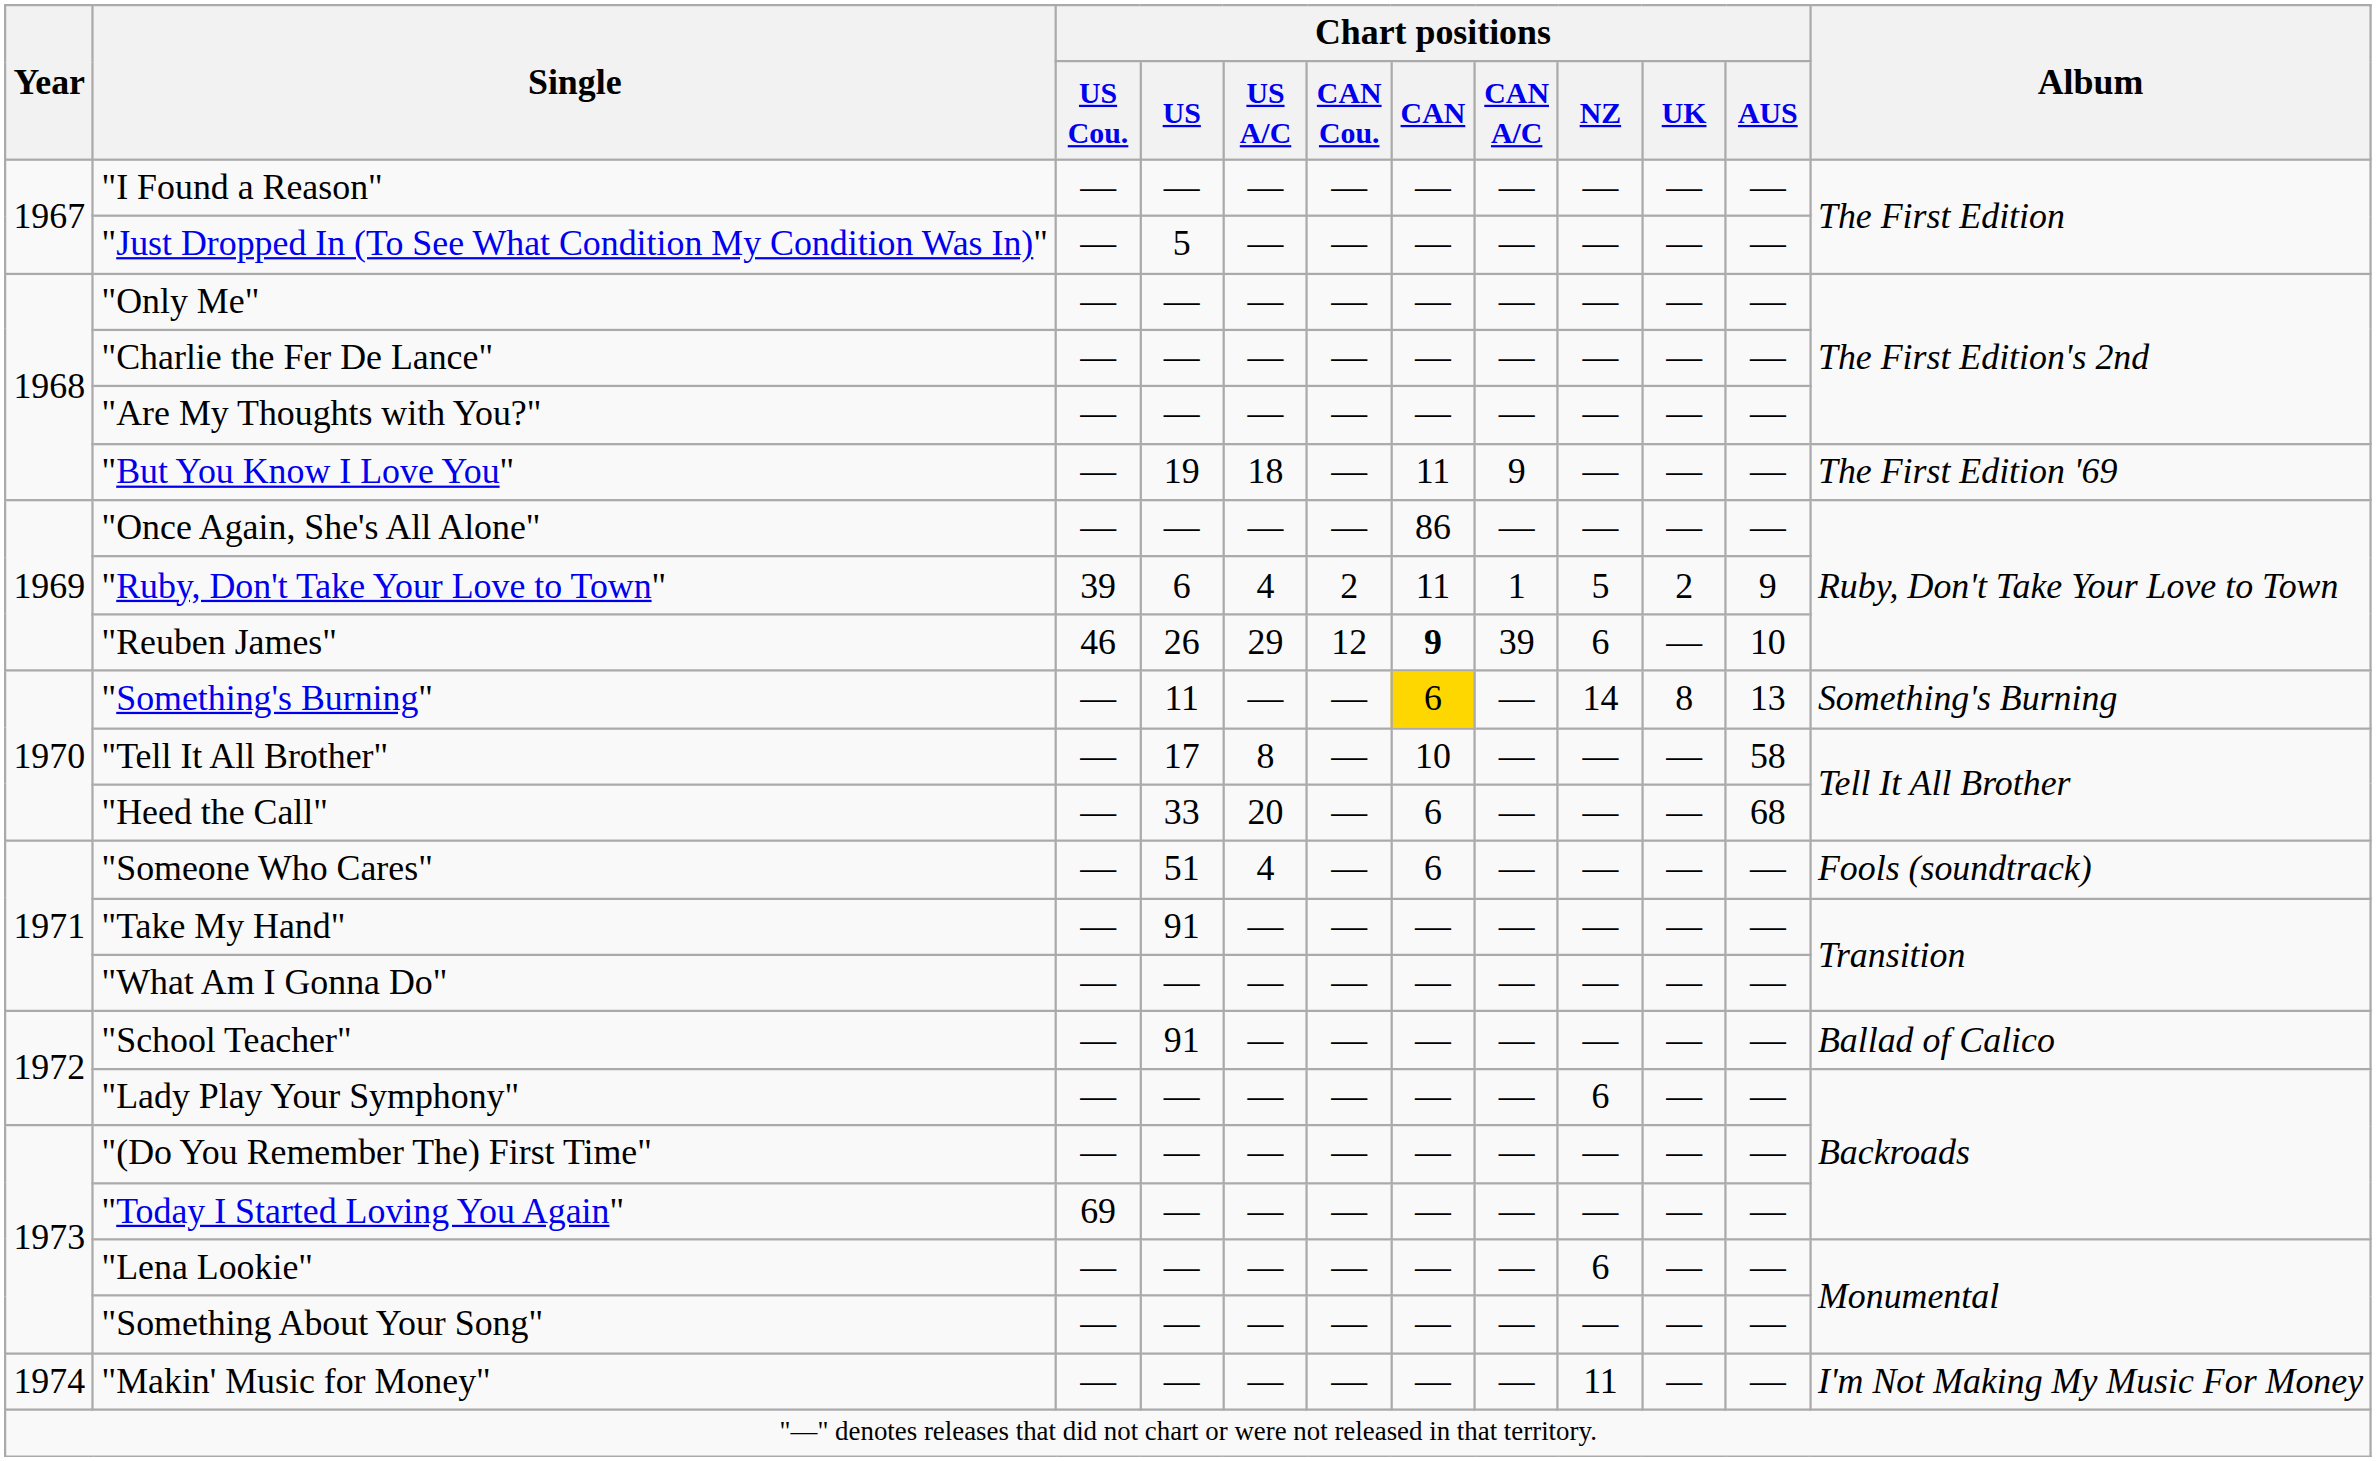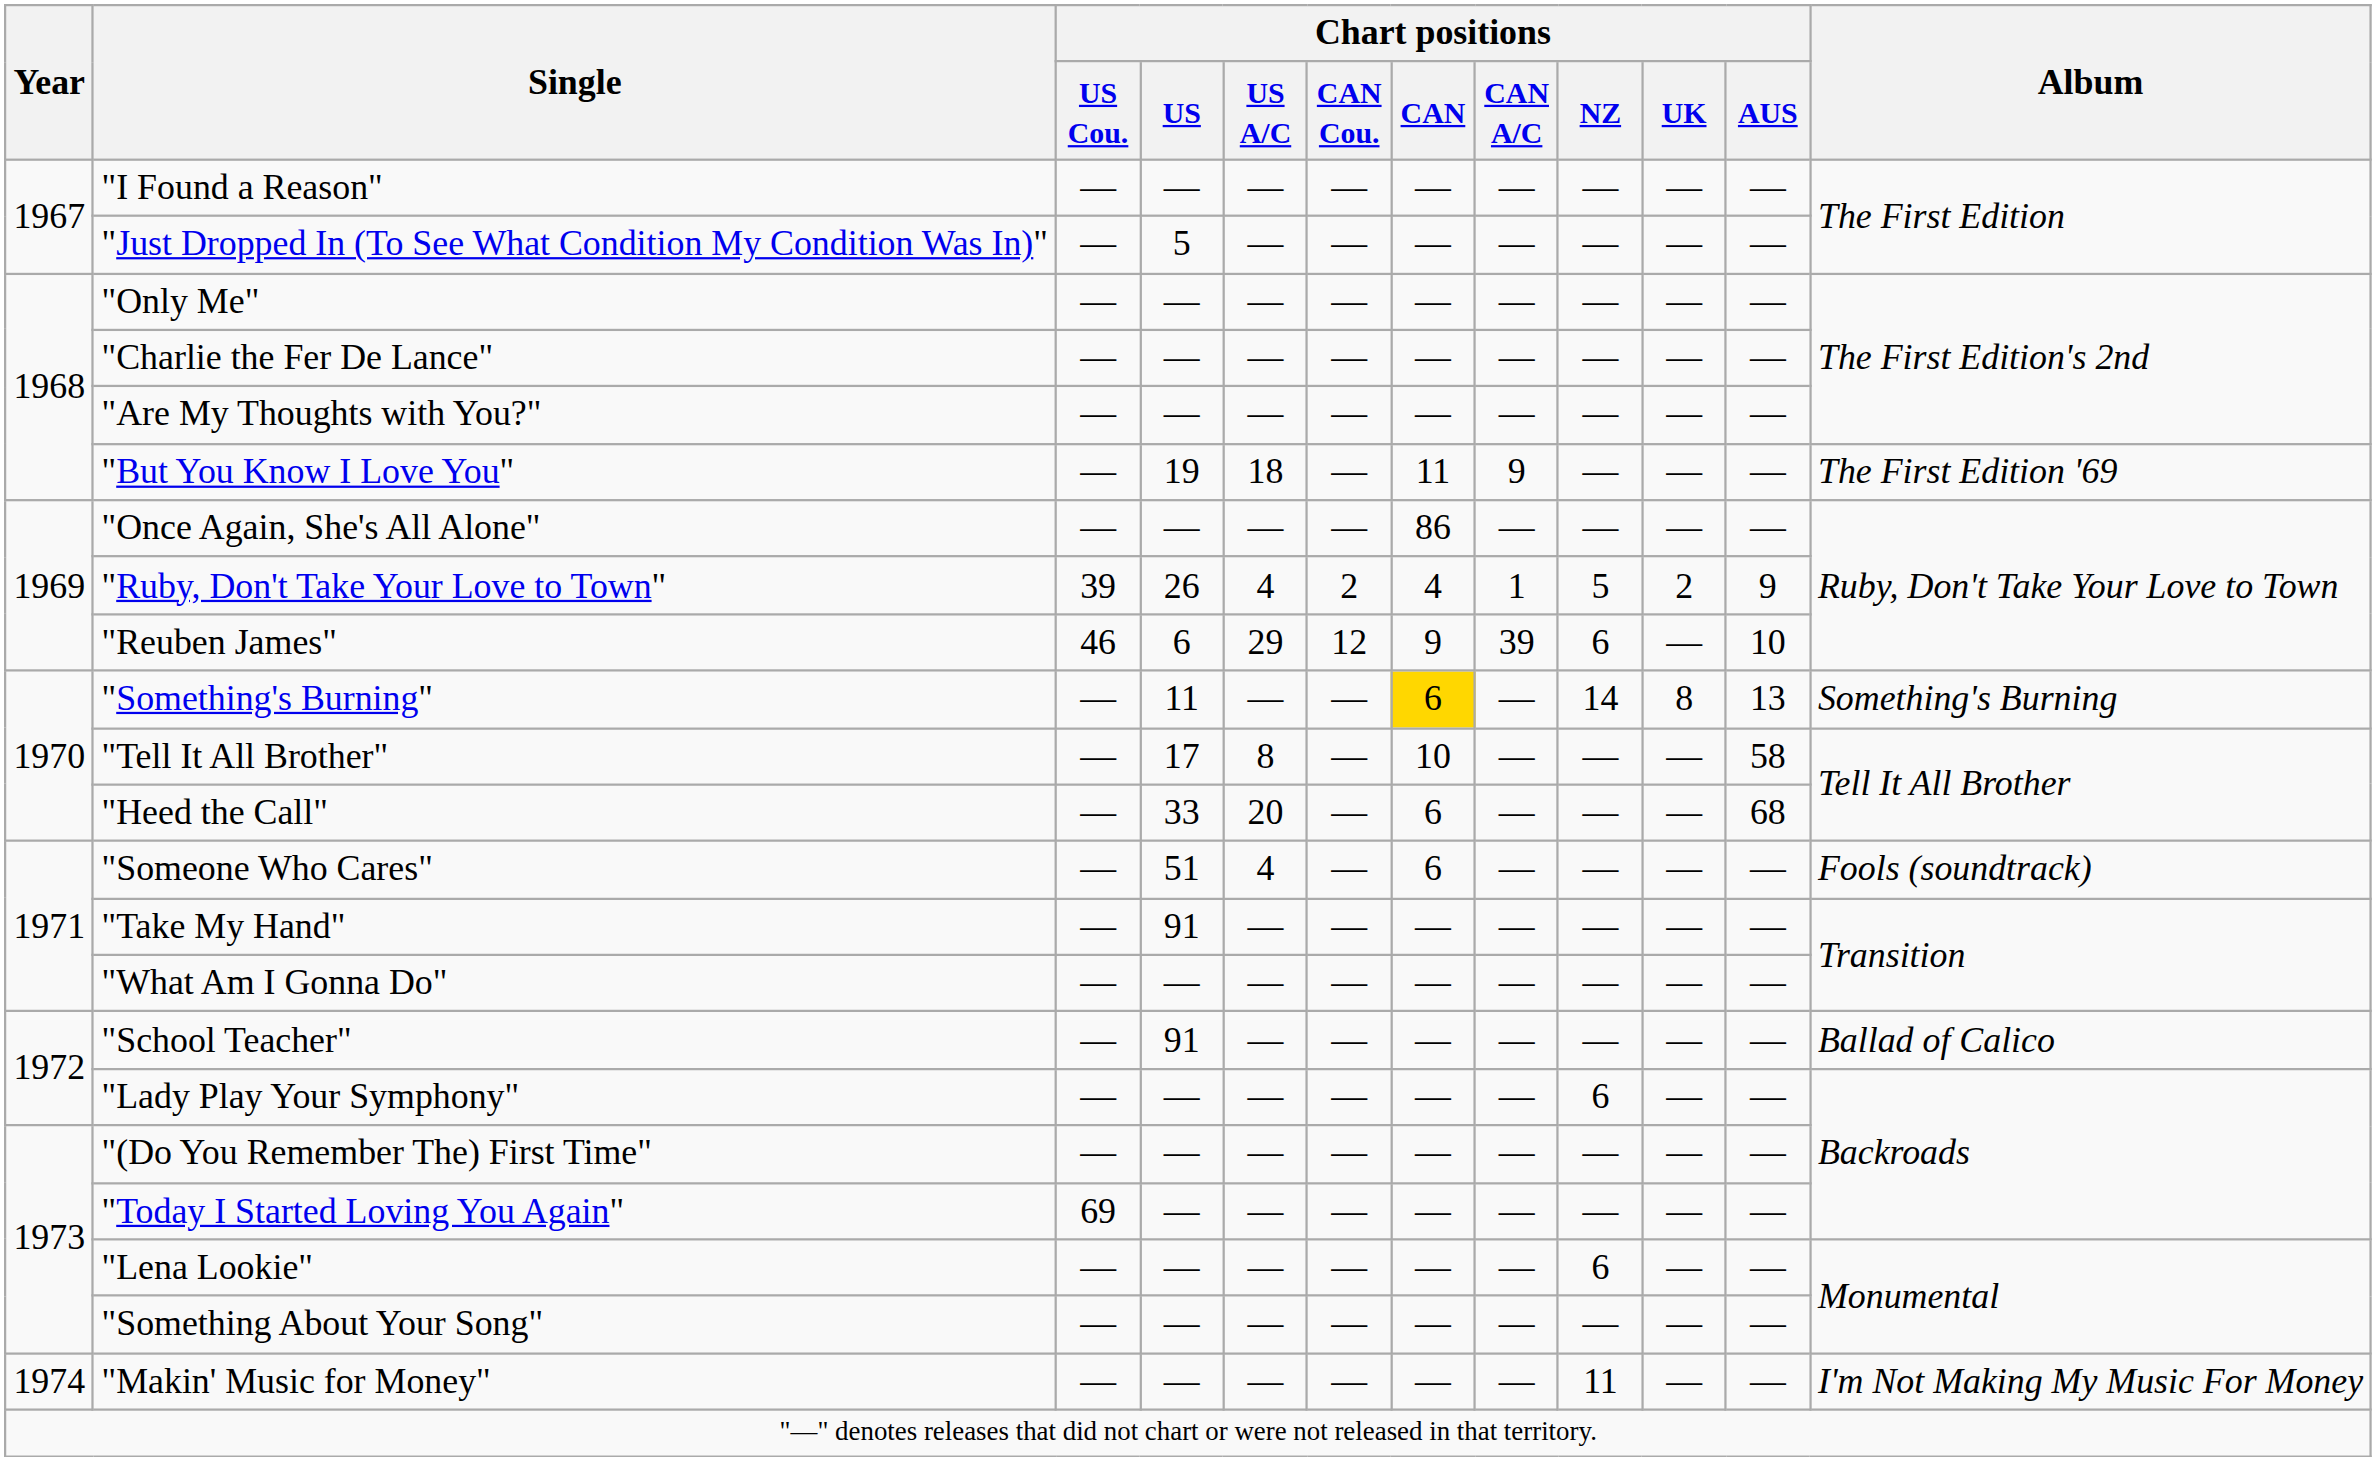(1182, 584) 6 -> (1182, 584) 26
(1433, 584) 11 -> (1433, 584) 4
(1182, 641) 26 -> (1182, 641) 6
(1433, 641) bold -> (1433, 641) normal
